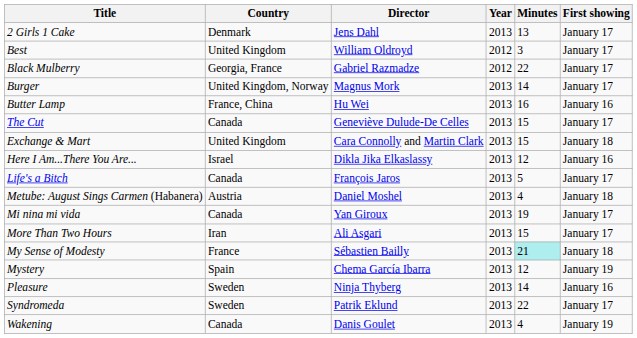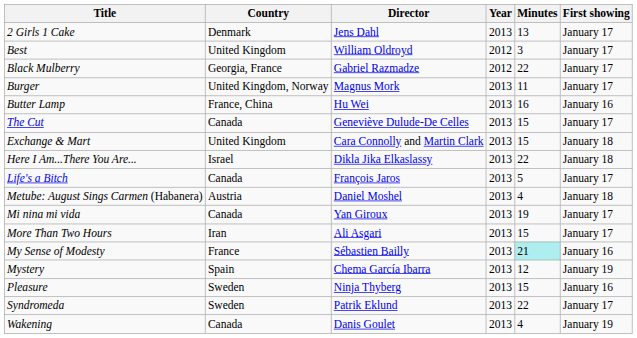(523, 86) 14 -> (523, 86) 11
(523, 159) 12 -> (523, 159) 22
(588, 159) January 16 -> (588, 159) January 18
(588, 251) January 18 -> (588, 251) January 16
(523, 287) 14 -> (523, 287) 15
